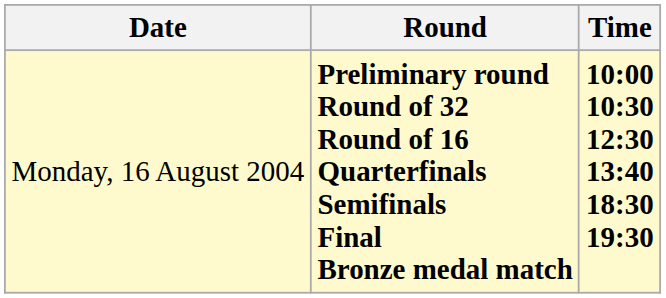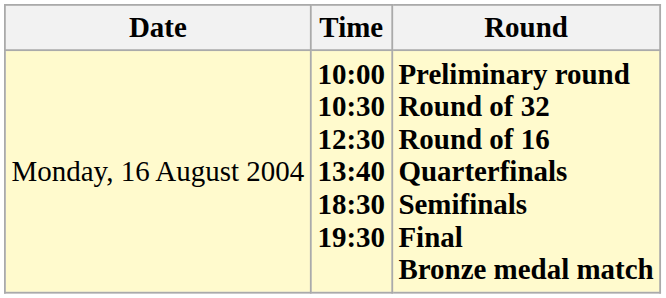columns swapped: (620, 27) <-> (445, 27)
